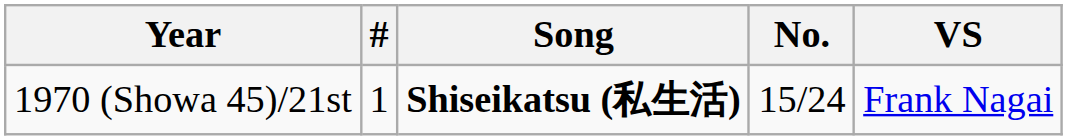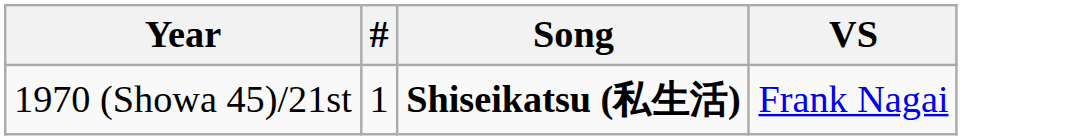- column: (802, 34)
